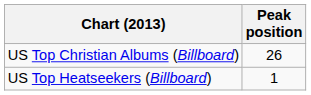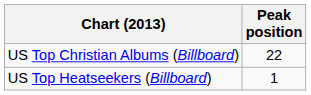(274, 55) 26 -> (274, 55) 22
